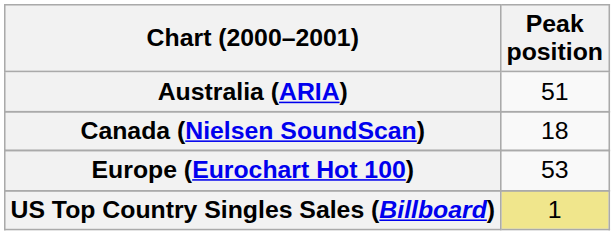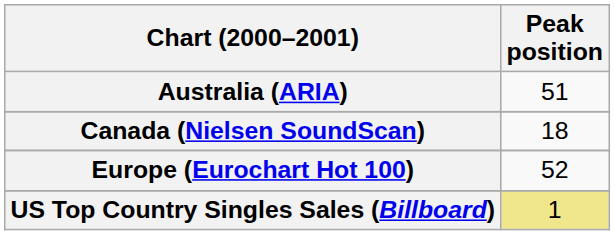(555, 170) 53 -> (555, 170) 52
